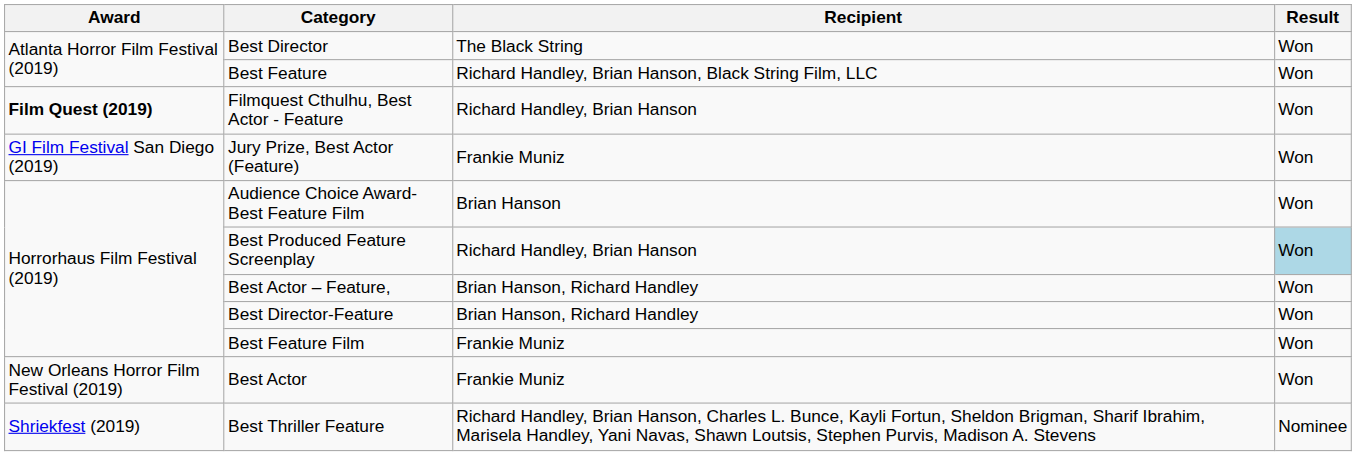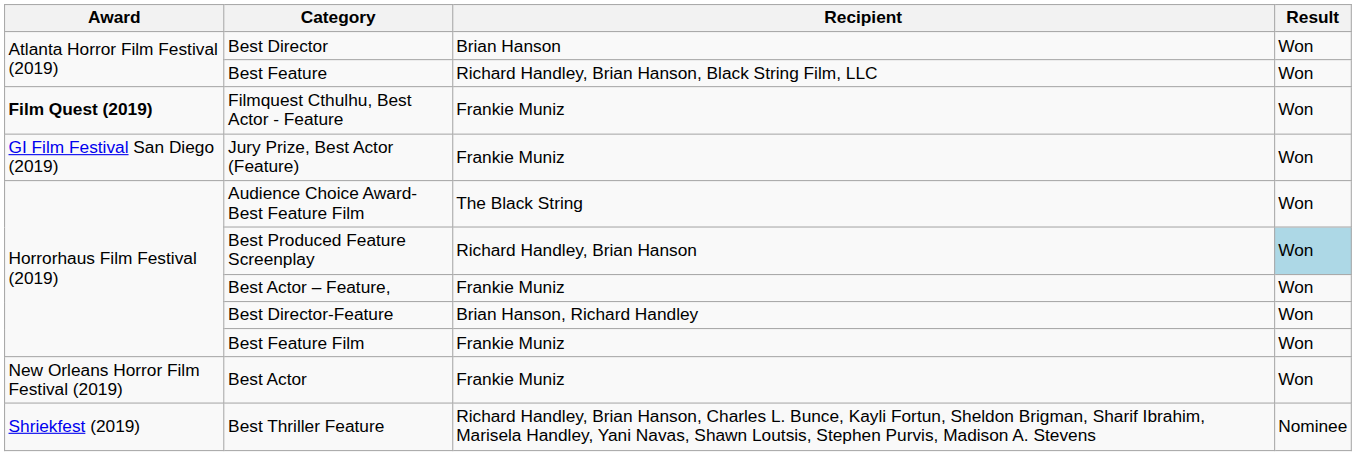(520, 45) The Black String -> (509, 45) Brian Hanson
(577, 110) Richard Handley, Brian Hanson -> (510, 110) Frankie Muniz
(509, 203) Brian Hanson -> (520, 203) The Black String
(577, 287) Brian Hanson, Richard Handley -> (510, 287) Frankie Muniz
